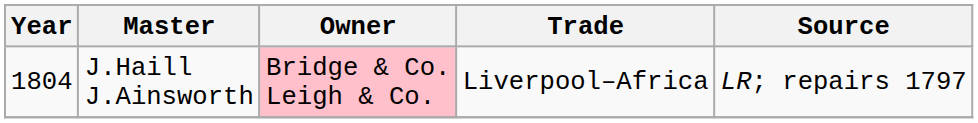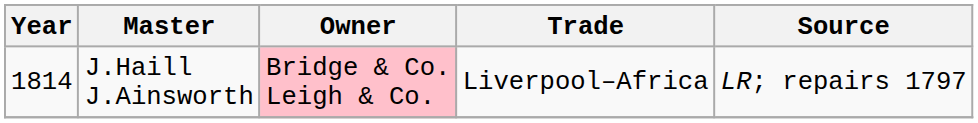(42, 82) 1804 -> (42, 82) 1814
